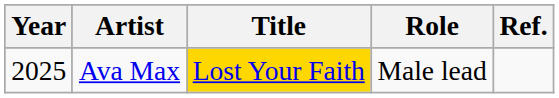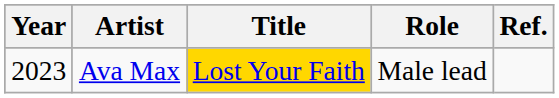(39, 69) 2025 -> (39, 69) 2023
